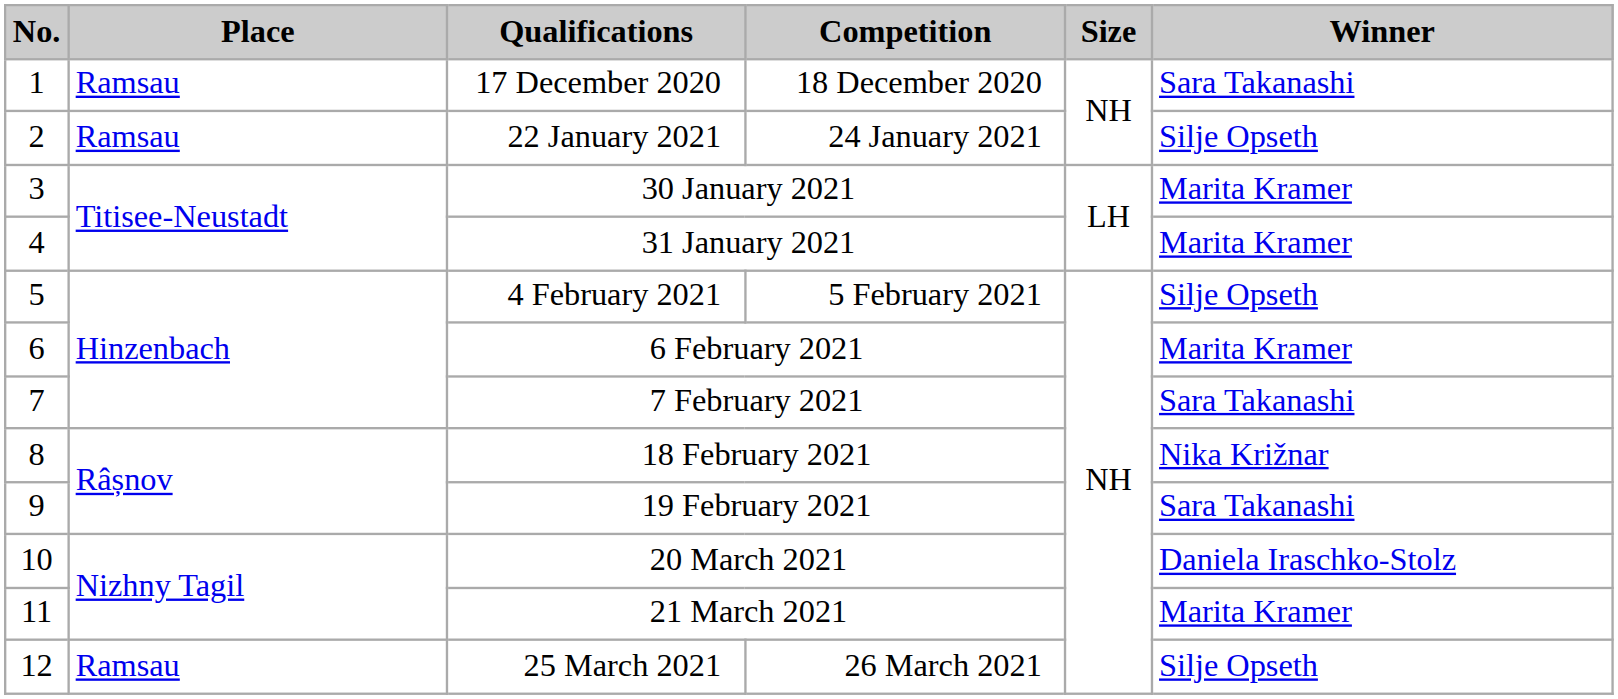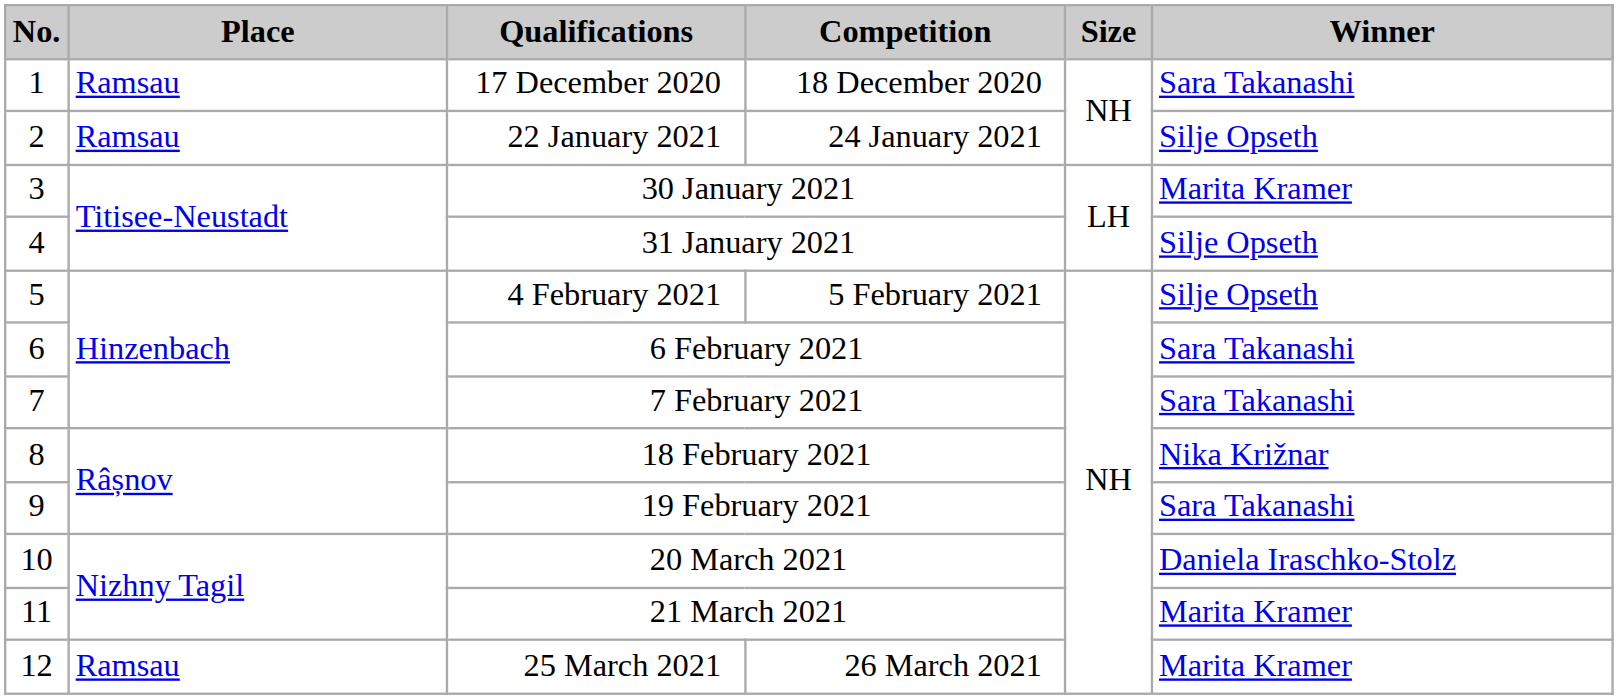(1255, 242) Marita Kramer -> (1238, 242) Silje Opseth
(1255, 347) Marita Kramer -> (1257, 347) Sara Takanashi
(1238, 665) Silje Opseth -> (1255, 665) Marita Kramer
